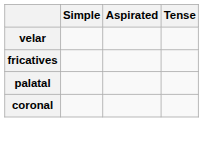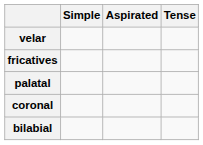+ row: (33, 128)
